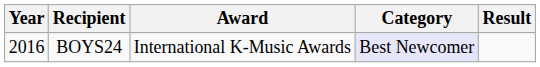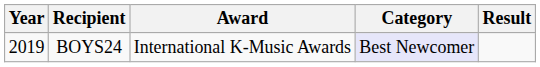(27, 47) 2016 -> (27, 47) 2019
